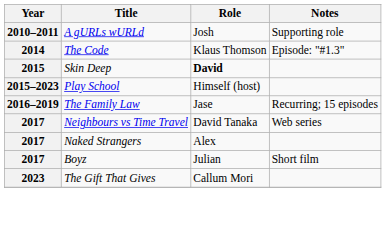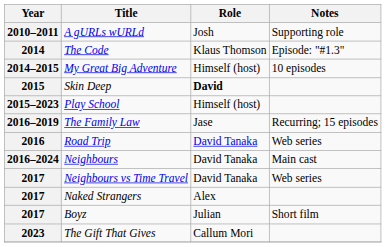+ row: (120, 68)
+ row: (87, 141)
+ row: (91, 159)
